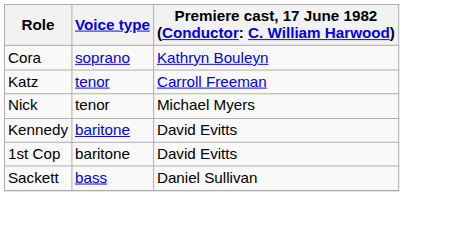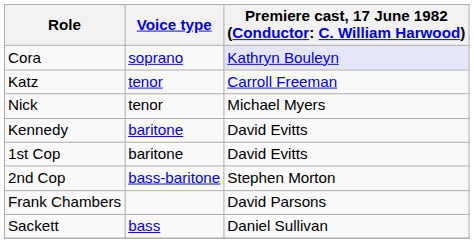(213, 57) no background -> (283, 57) lavender background
+ row: (37, 178)
+ row: (65, 202)
